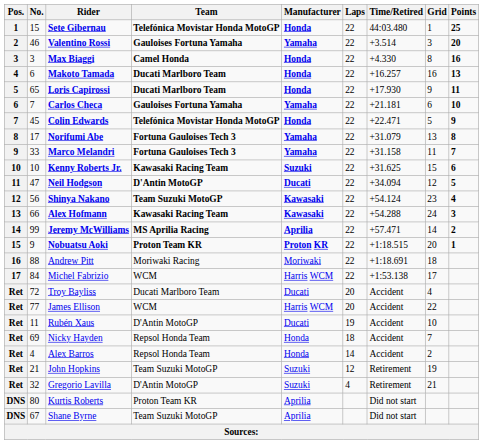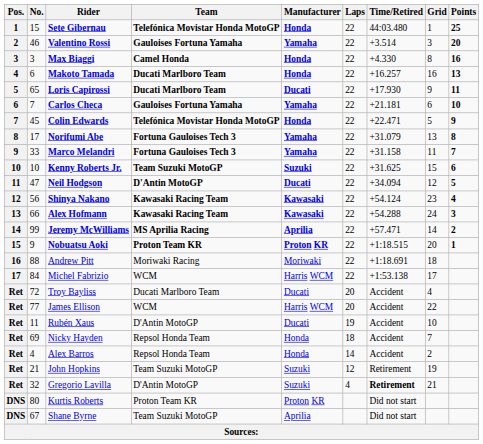(298, 90) Honda -> (297, 90) Ducati
(181, 167) Kawasaki Racing Team -> (178, 167) Team Suzuki MotoGP
(178, 198) Team Suzuki MotoGP -> (181, 198) Kawasaki Racing Team
(390, 385) normal -> (392, 385) bold
(297, 400) Aprilia -> (304, 400) Proton KR
